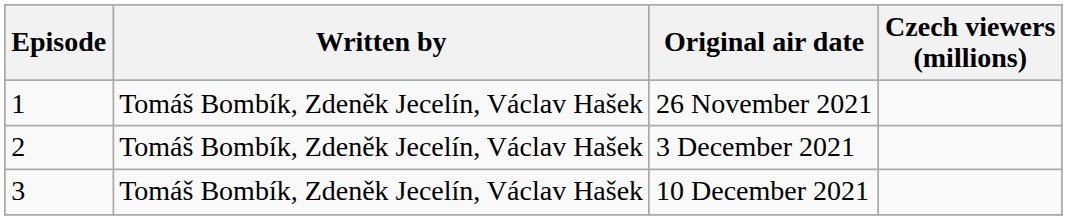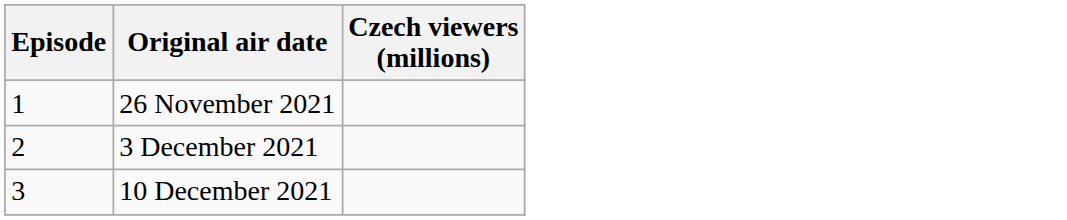- column: (381, 42)
